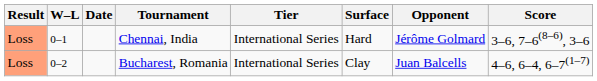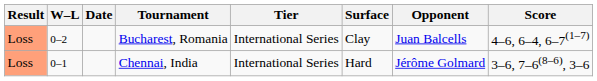rows swapped: (158, 38) <-> (173, 63)
